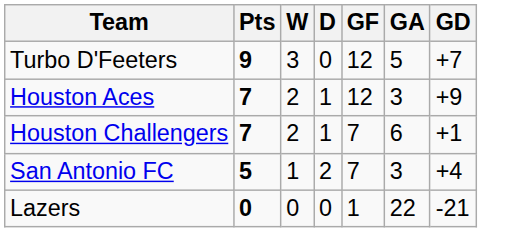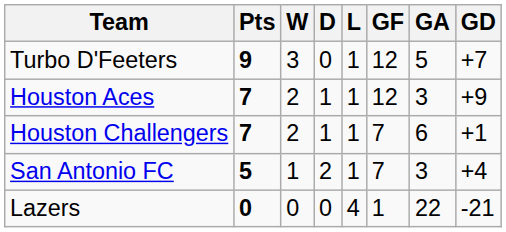+ column: (354, 23)
